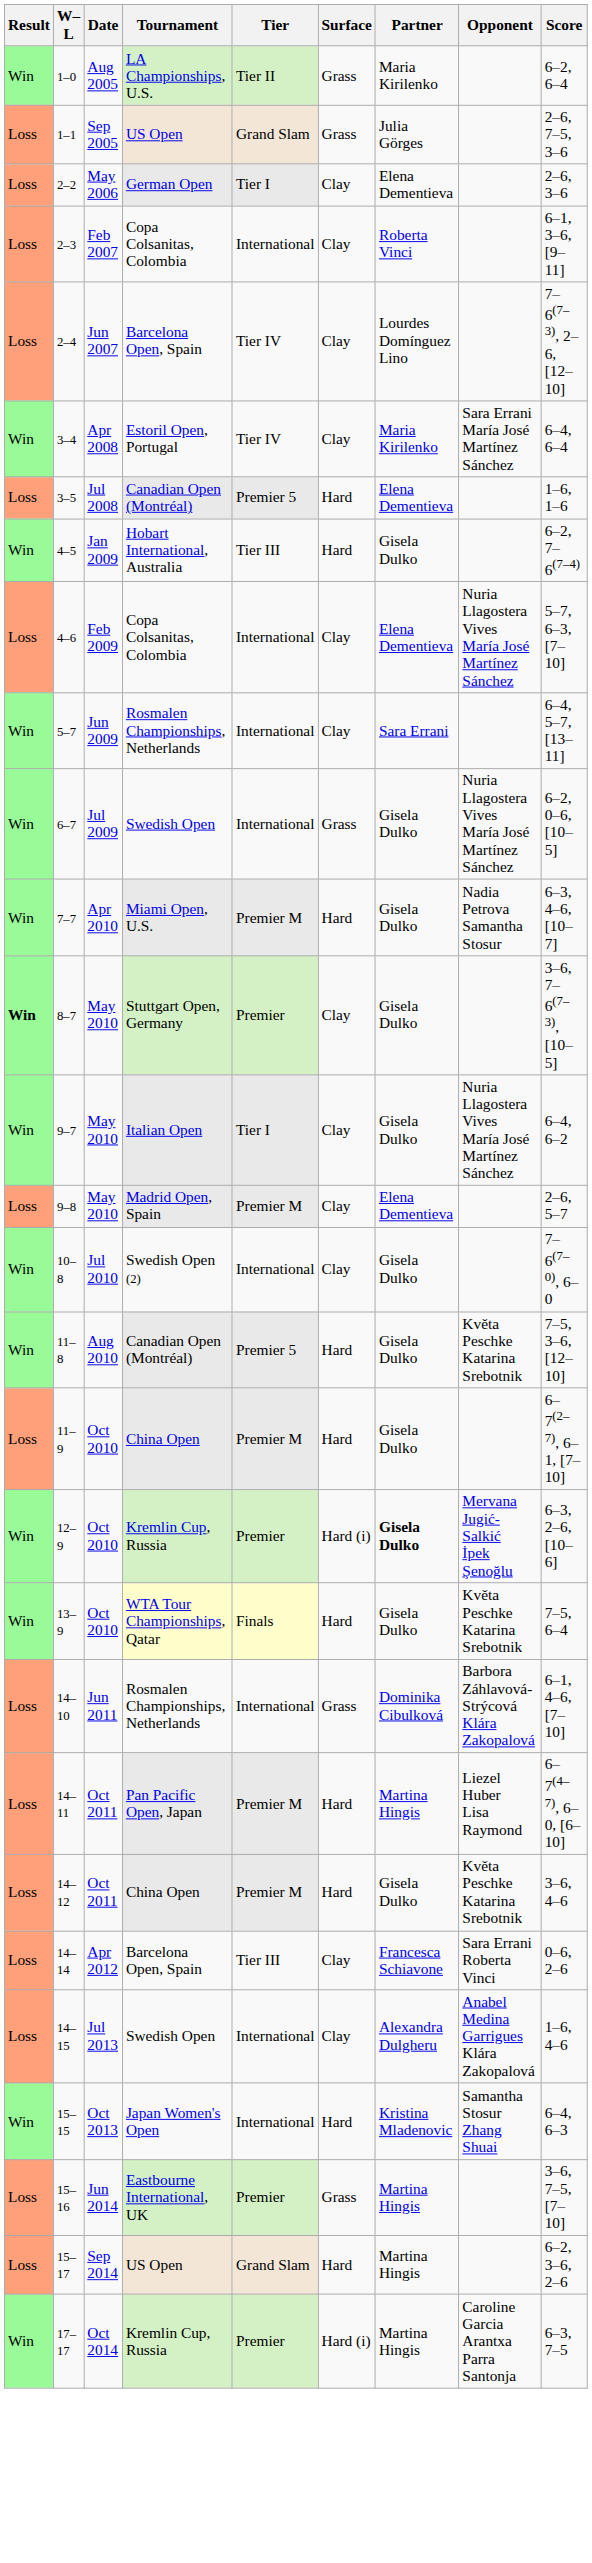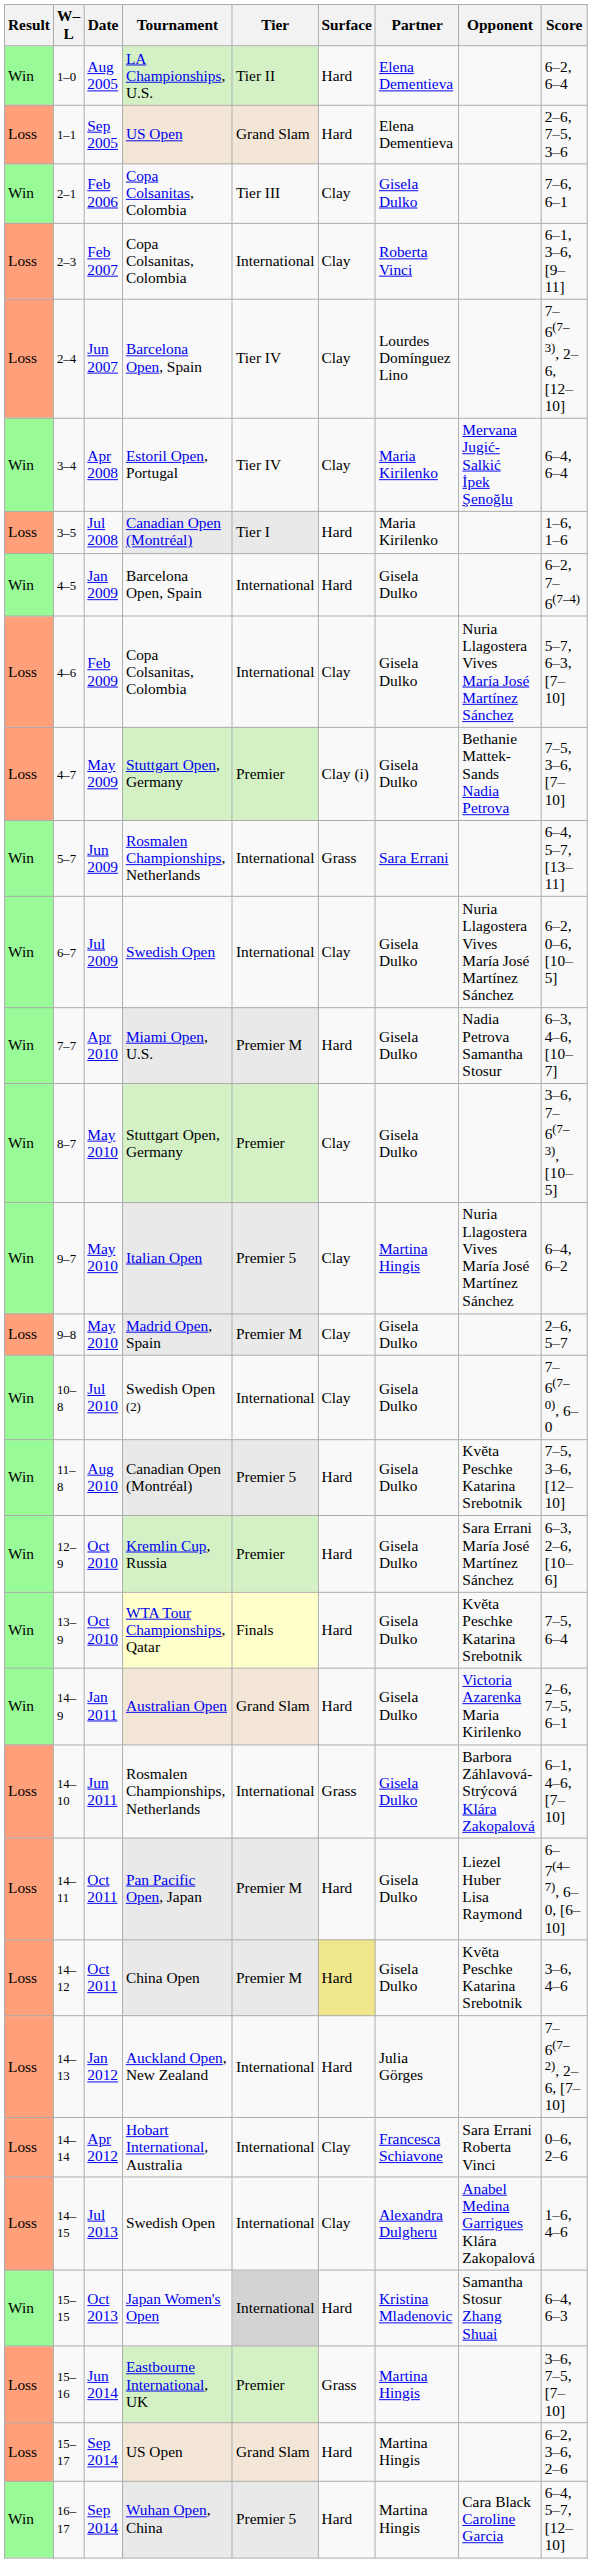(339, 75) Grass -> (337, 75) Hard
(408, 75) Maria Kirilenko -> (416, 75) Elena Dementieva
(339, 134) Grass -> (337, 134) Hard
(401, 134) Julia Görges -> (416, 134) Elena Dementieva
+ row: (67, 194)
- row: (67, 185)
(497, 438) Sara Errani María José Martínez Sánchez -> (490, 464) Mervana Jugić-Salkić İpek Şenoğlu
(266, 497) Premier 5 -> (253, 532) Tier I
(416, 497) Elena Dementieva -> (408, 532) Maria Kirilenko
(167, 550) Hobart International, Australia -> (164, 584) Barcelona Open, Spain
(258, 550) Tier III -> (275, 584) International
(416, 637) Elena Dementieva -> (399, 671) Gisela Dulko
+ row: (67, 774)
(336, 730) Clay -> (339, 858) Grass
(339, 824) Grass -> (336, 952) Clay
(22, 1015) bold -> (21, 1143) normal
(253, 1130) Tier I -> (266, 1258) Premier 5
(399, 1130) Gisela Dulko -> (403, 1258) Martina Hingis
(416, 1206) Elena Dementieva -> (399, 1334) Gisela Dulko
- row: (66, 1439)
(346, 1536) Hard (i) -> (337, 1554) Hard
(399, 1536) bold -> (399, 1554) normal
(490, 1536) Mervana Jugić-Salkić İpek Şenoğlu -> (497, 1554) Sara Errani María José Martínez Sánchez
+ row: (67, 1707)
(411, 1706) Dominika Cibulková -> (399, 1791) Gisela Dulko
(403, 1803) Martina Hingis -> (399, 1888) Gisela Dulko
(337, 1892) no background -> (337, 1977) khaki background
+ row: (67, 2067)
(164, 1960) Barcelona Open, Spain -> (167, 2147) Hobart International, Australia
(258, 1960) Tier III -> (275, 2147) International
(275, 2121) no background -> (275, 2308) lightgrey background
+ row: (67, 2520)
- row: (67, 2342)
